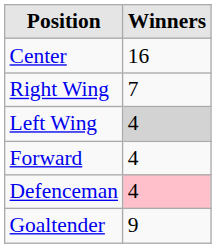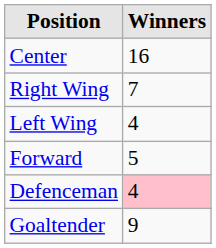(133, 123) lightgrey background -> (133, 123) no background
(133, 157) 4 -> (133, 157) 5
